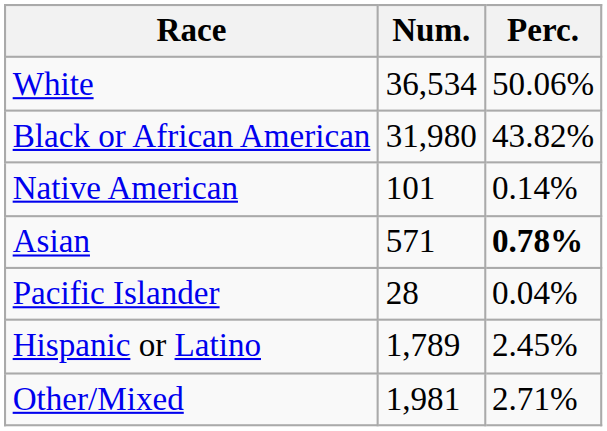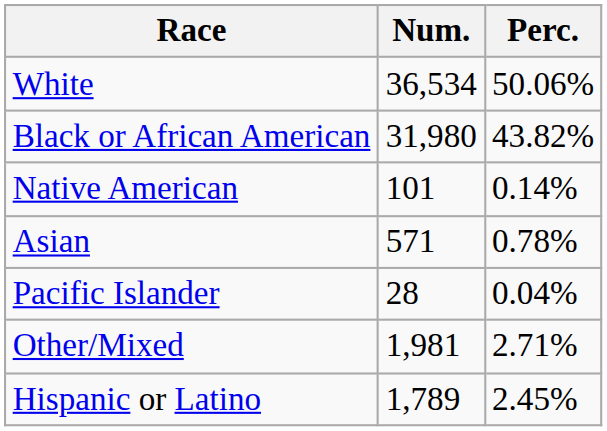(538, 240) bold -> (535, 240) normal
rows swapped: (98, 398) <-> (137, 345)
